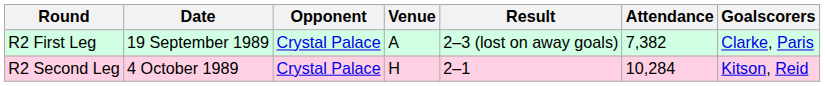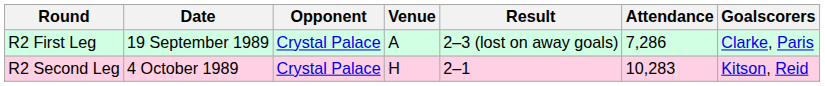(646, 42) 7,382 -> (646, 42) 7,286
(651, 68) 10,284 -> (651, 68) 10,283
